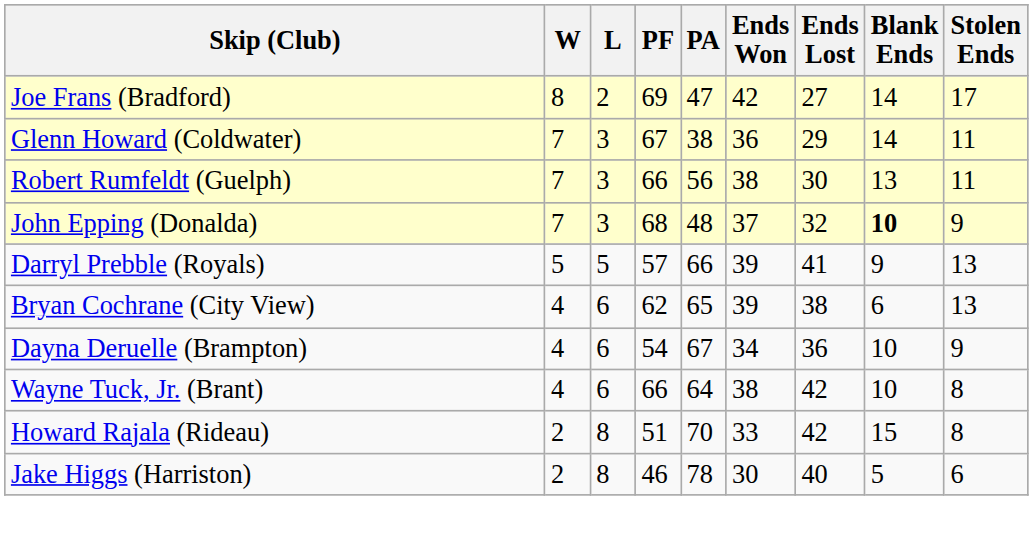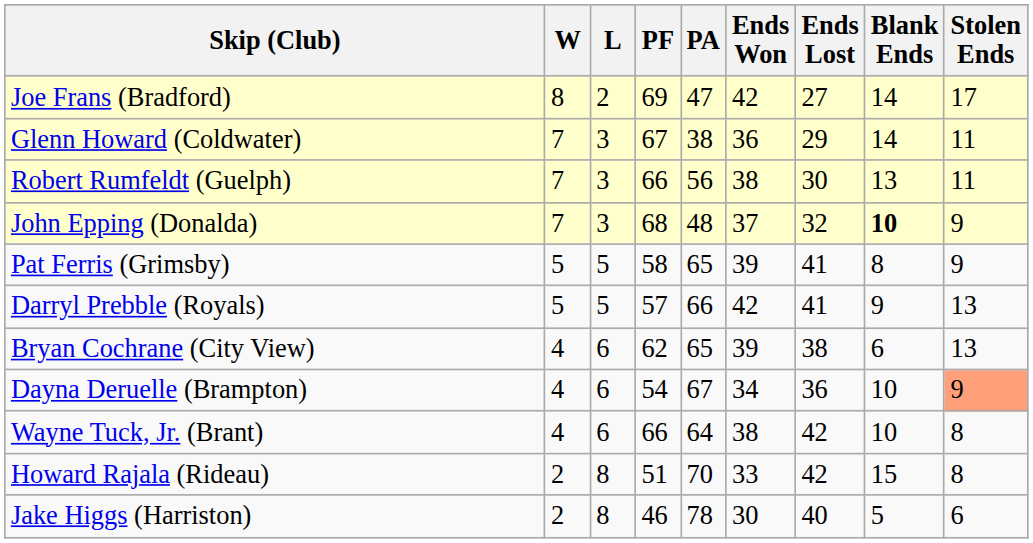+ row: (120, 264)
(745, 264) 39 -> (745, 306) 42
(957, 348) no background -> (957, 390) lightsalmon background
